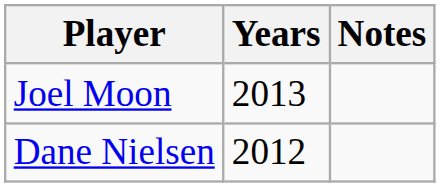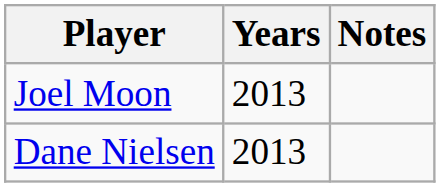(269, 151) 2012 -> (269, 151) 2013
